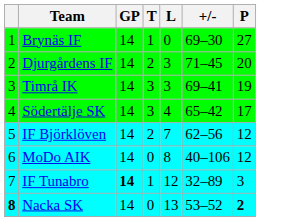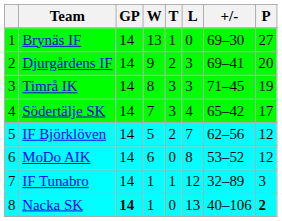+ column: (154, 16)
(204, 63) 71–45 -> (226, 63) 69–41
(204, 87) 69–41 -> (226, 87) 71–45
(208, 157) 40–106 -> (226, 157) 53–52
(127, 181) bold -> (127, 181) normal
(12, 205) bold -> (12, 205) normal
(127, 205) normal -> (127, 205) bold
(204, 205) 53–52 -> (229, 205) 40–106
